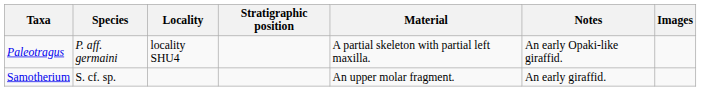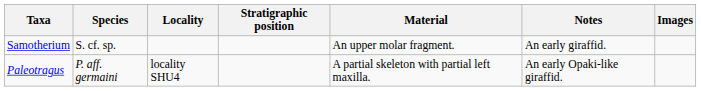rows swapped: (36, 51) <-> (39, 77)
